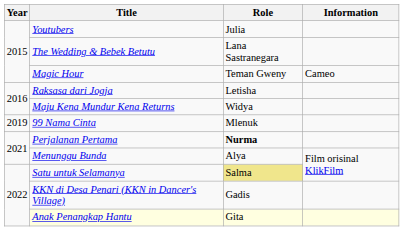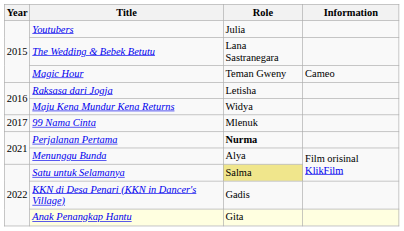(17, 123) 2019 -> (17, 123) 2017
